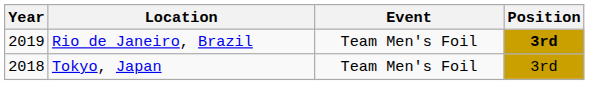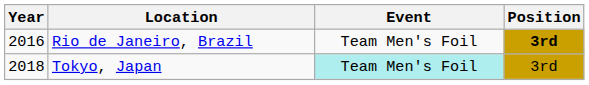(26, 42) 2019 -> (26, 42) 2016
(409, 67) no background -> (409, 67) paleturquoise background
